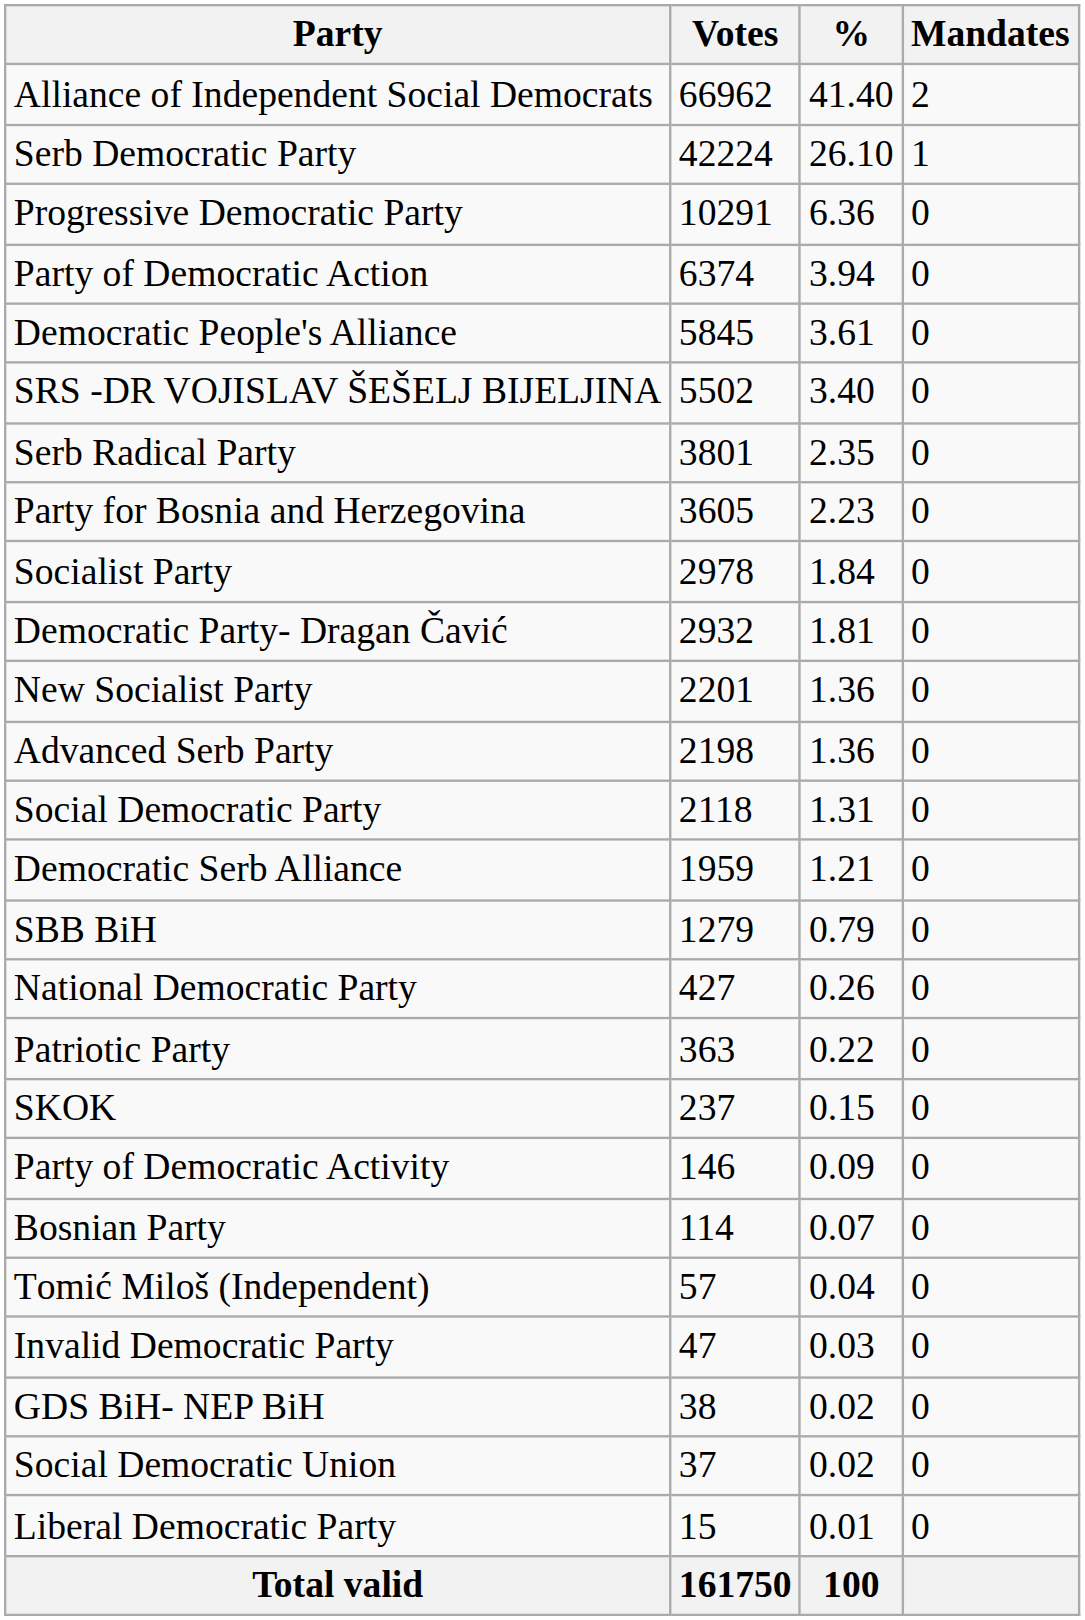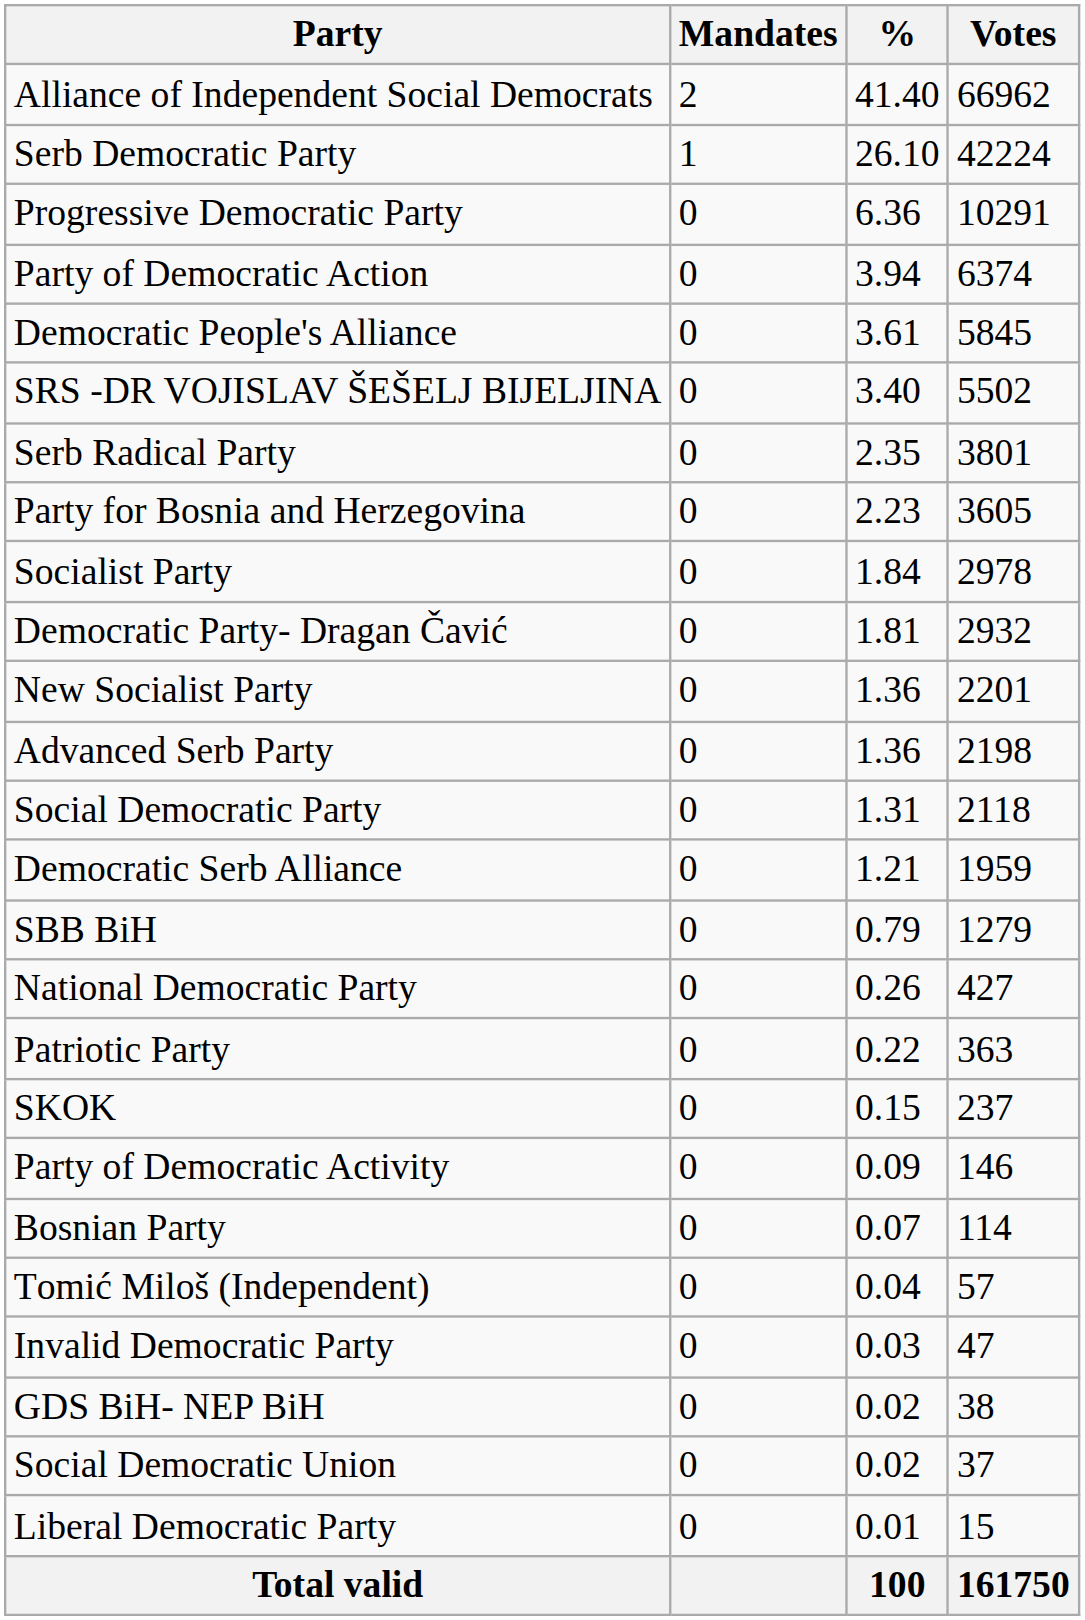columns swapped: (735, 34) <-> (990, 34)
